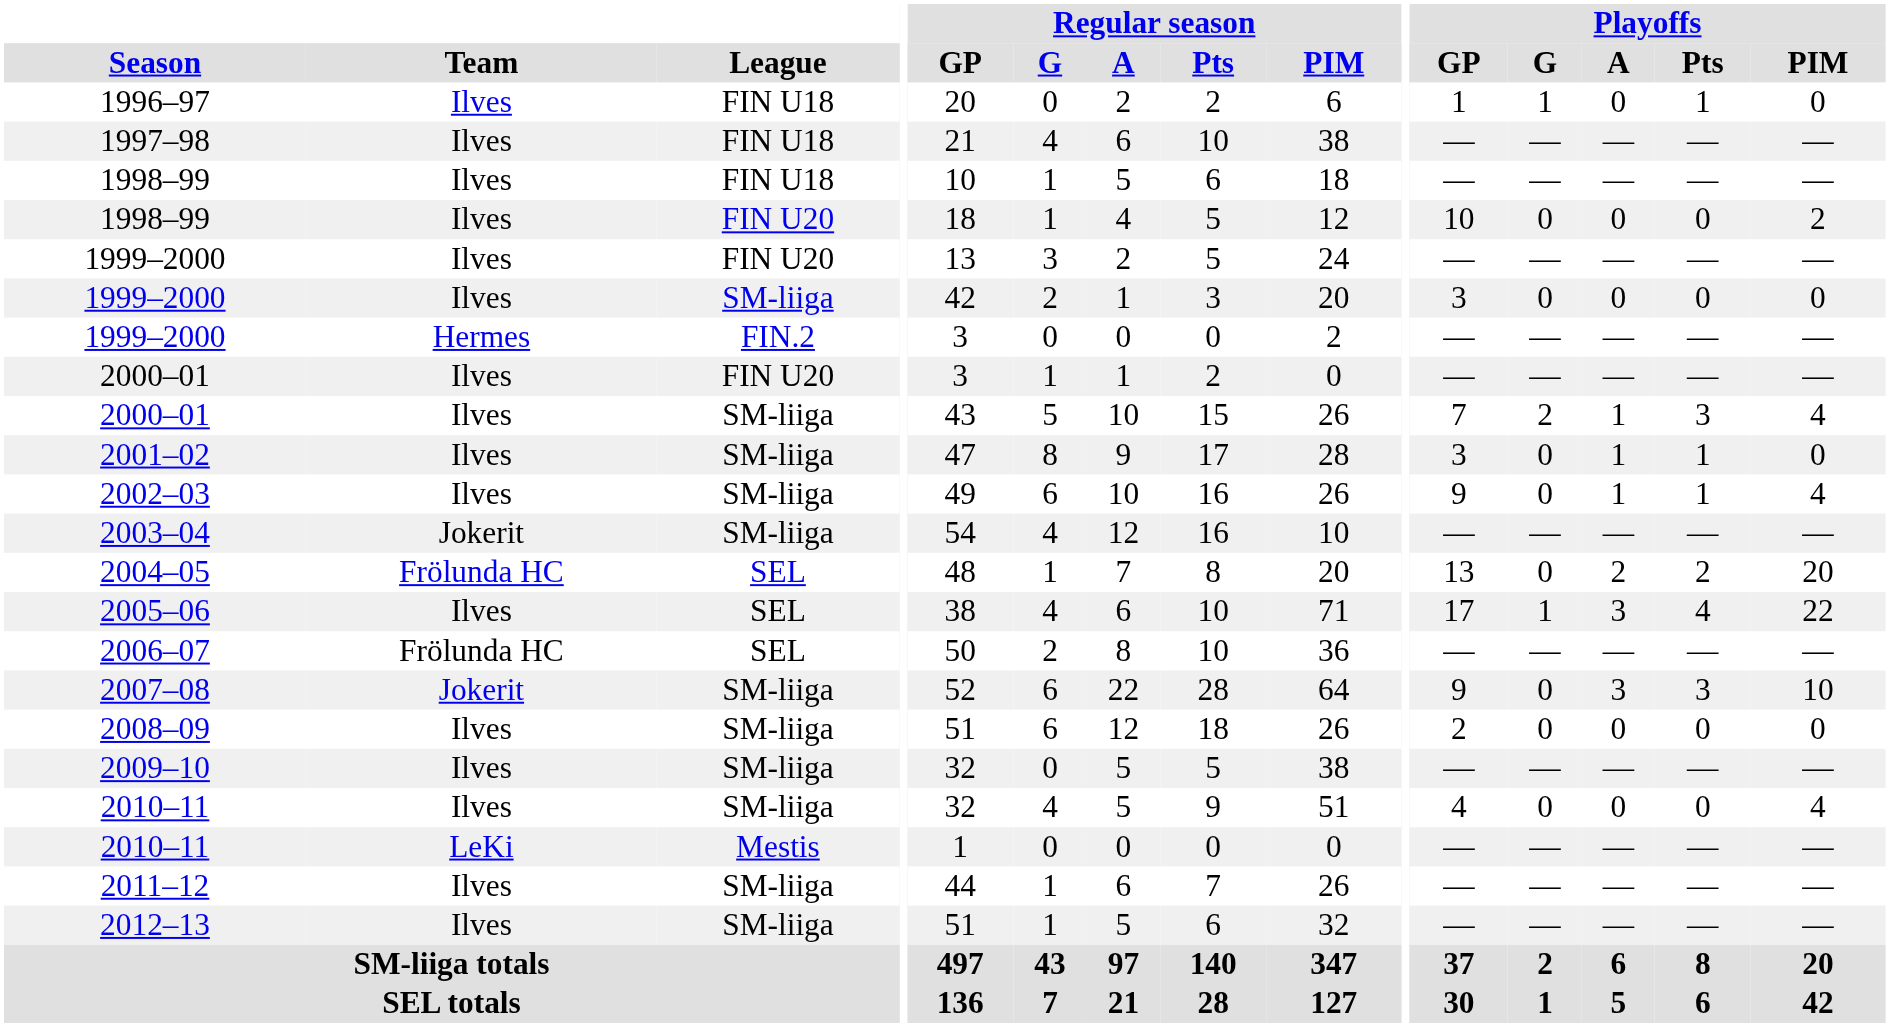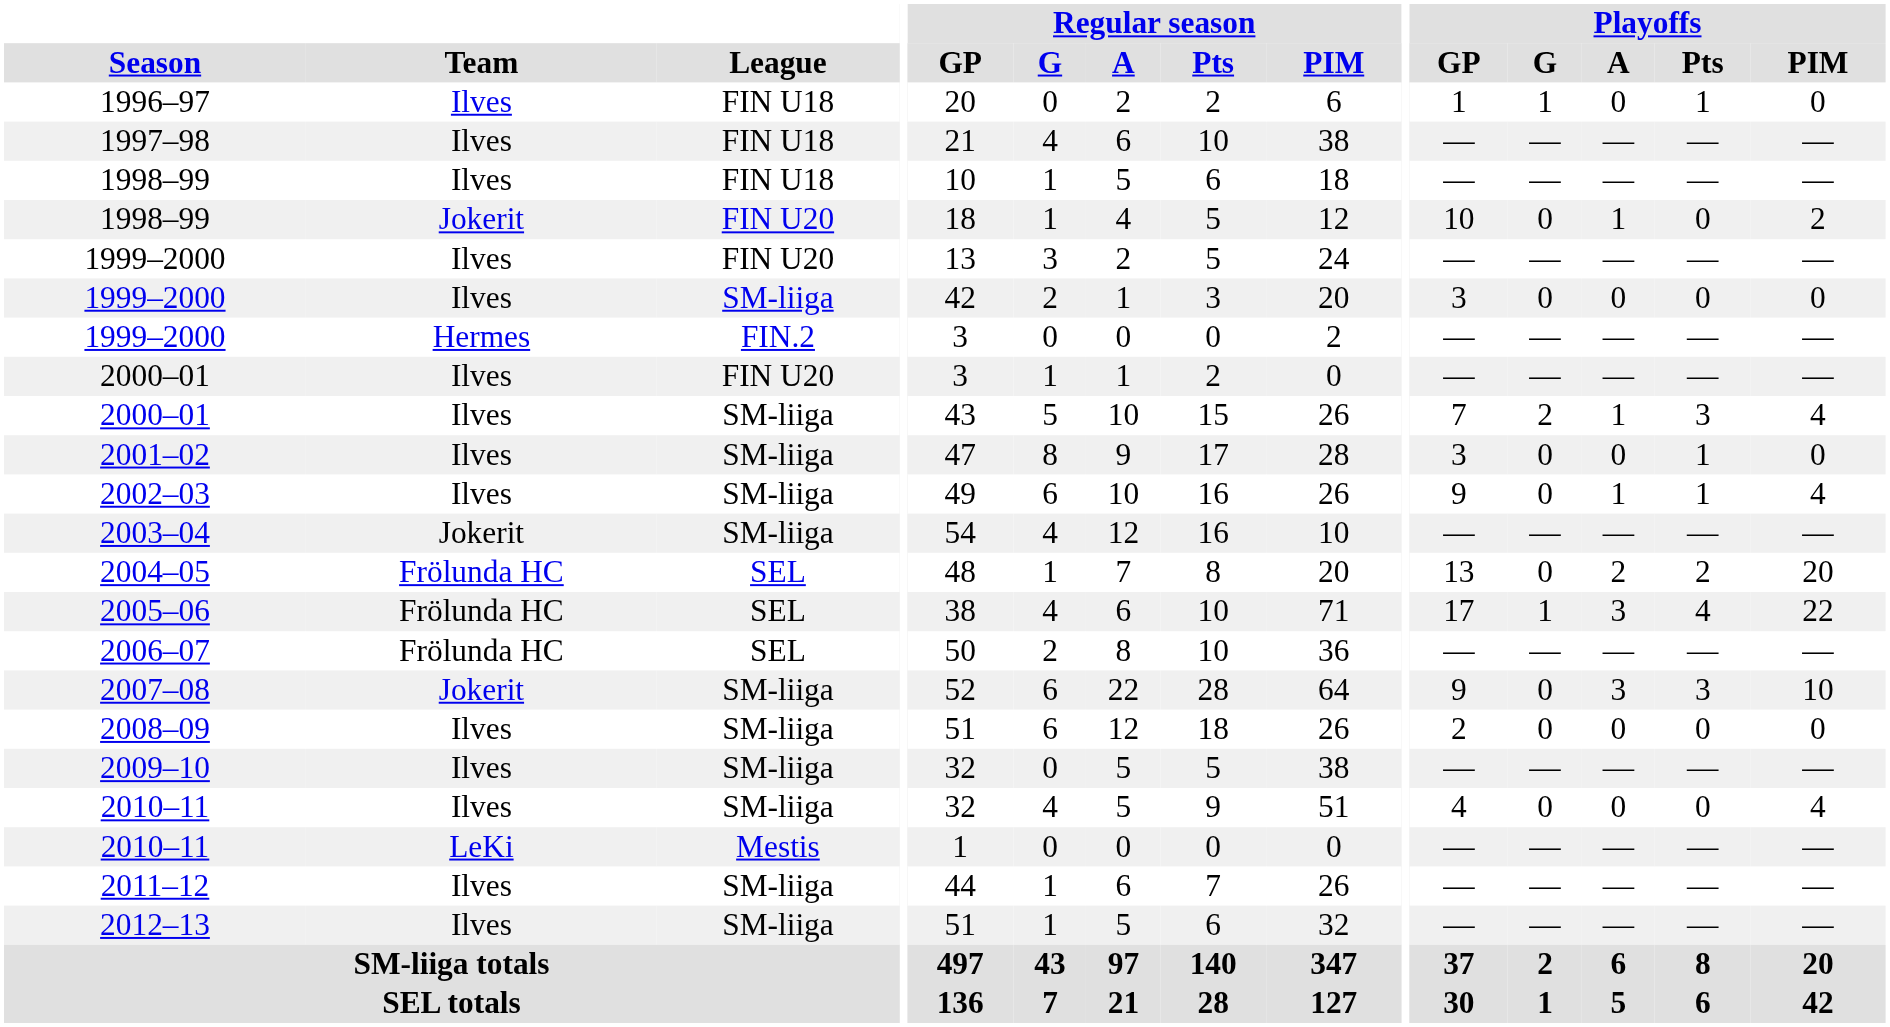(481, 219) Ilves -> (481, 219) Jokerit
(1618, 219) 0 -> (1618, 219) 1
(1618, 454) 1 -> (1618, 454) 0
(481, 611) Ilves -> (481, 611) Frölunda HC
